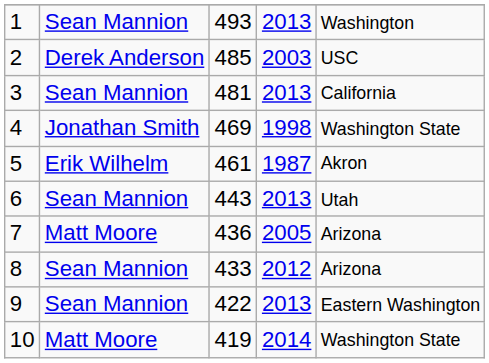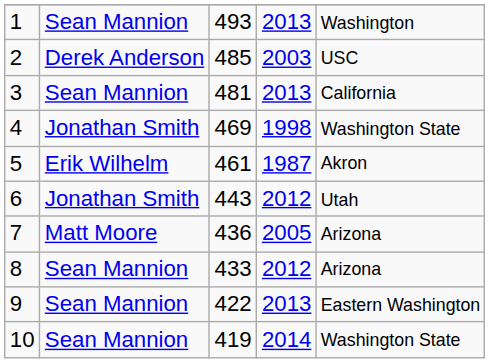(117, 198) Sean Mannion -> (122, 198) Jonathan Smith
(287, 198) 2013 -> (287, 198) 2012
(101, 339) Matt Moore -> (117, 339) Sean Mannion
